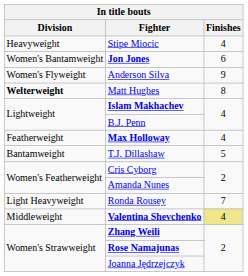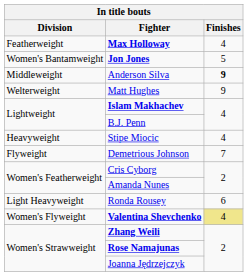rows swapped: (133, 43) <-> (139, 138)
(223, 59) 6 -> (223, 59) 5
(46, 75) Women's Flyweight -> (34, 75) Middleweight
(223, 75) normal -> (223, 75) bold
(35, 91) bold -> (33, 91) normal
(223, 91) 8 -> (223, 91) 9
- row: (136, 153)
+ row: (148, 153)
(223, 201) 7 -> (223, 201) 6
(34, 216) Middleweight -> (46, 216) Women's Flyweight
